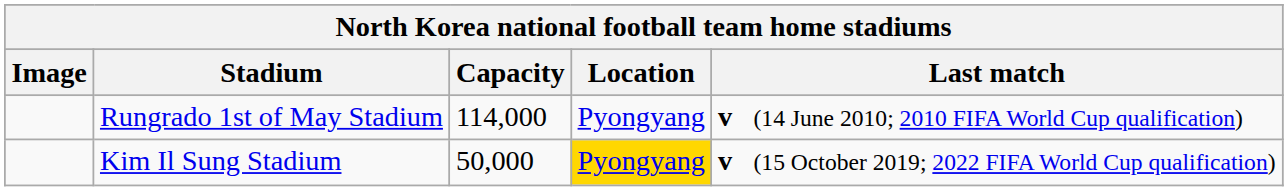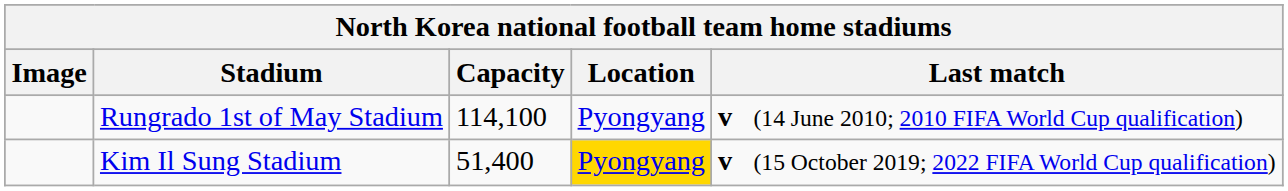(501, 116) 114,000 -> (501, 116) 114,100
(495, 161) 50,000 -> (495, 161) 51,400
